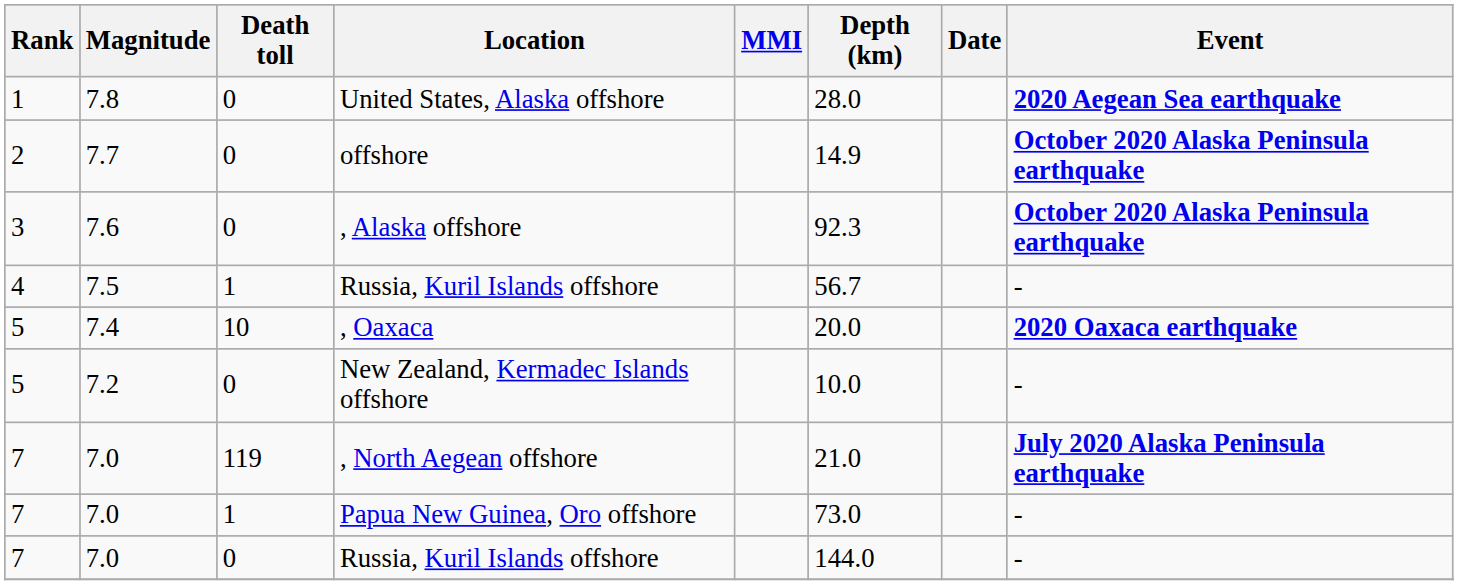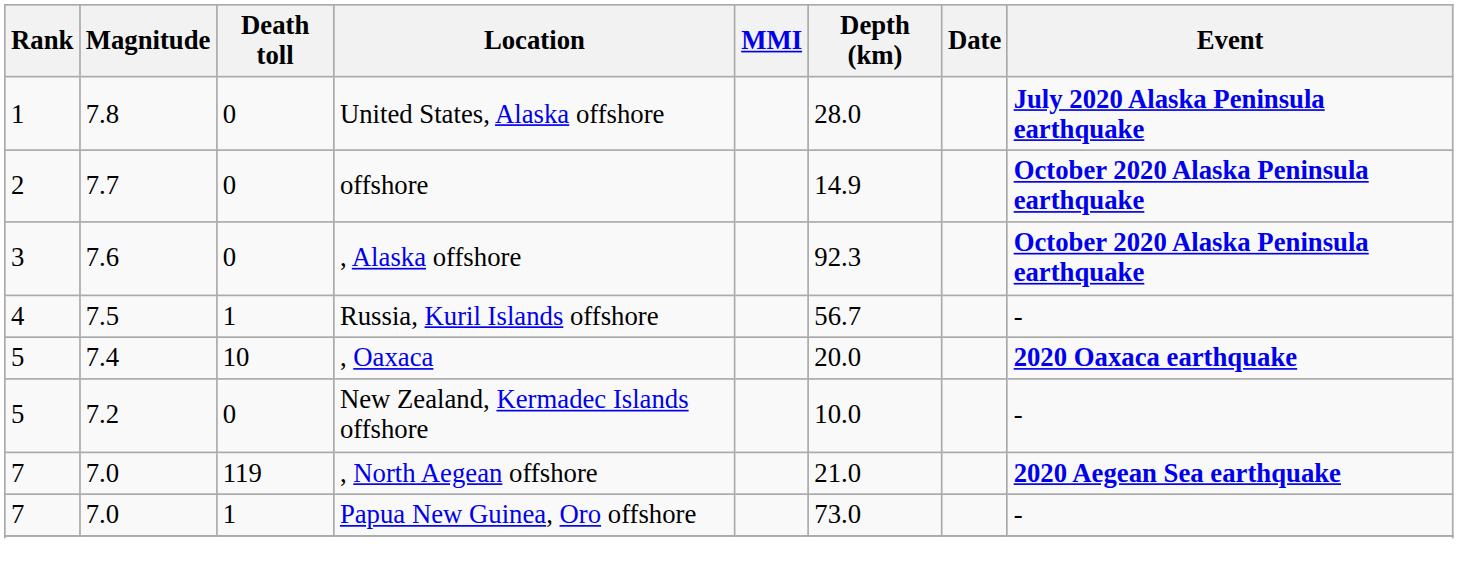(1177, 98) 2020 Aegean Sea earthquake -> (1169, 113) July 2020 Alaska Peninsula earthquake
(1169, 457) July 2020 Alaska Peninsula earthquake -> (1177, 472) 2020 Aegean Sea earthquake
- row: (18, 557)
